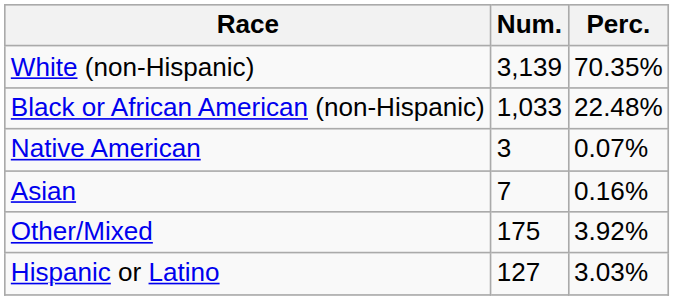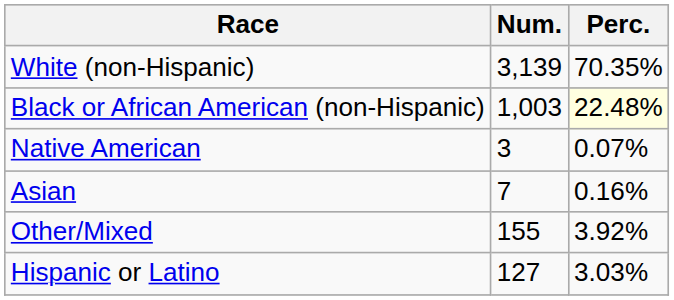(529, 107) 1,033 -> (529, 107) 1,003
(618, 107) no background -> (618, 107) lightyellow background
(519, 231) 175 -> (519, 231) 155
